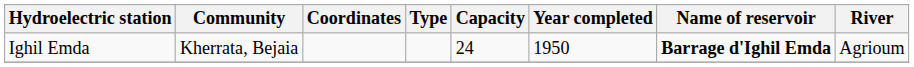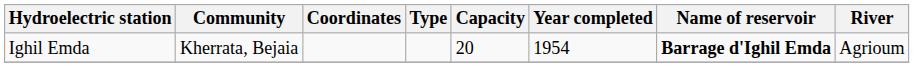(465, 47) 24 -> (465, 47) 20
(551, 47) 1950 -> (551, 47) 1954
